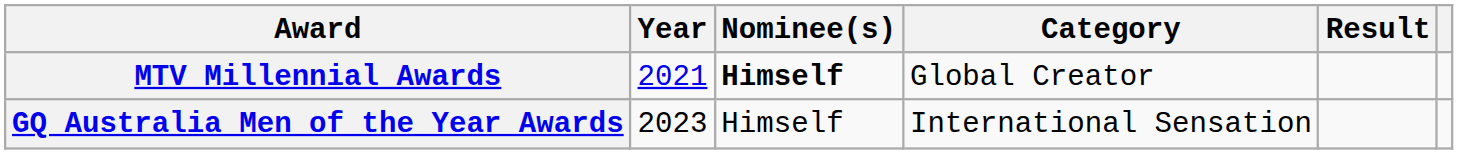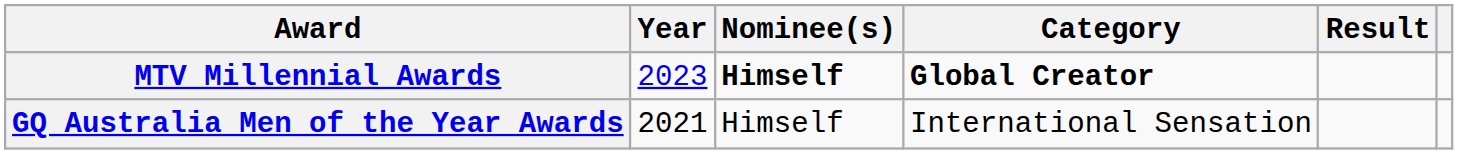(672, 76) 2021 -> (672, 76) 2023
(1032, 76) normal -> (1032, 76) bold
(672, 124) 2023 -> (672, 124) 2021
